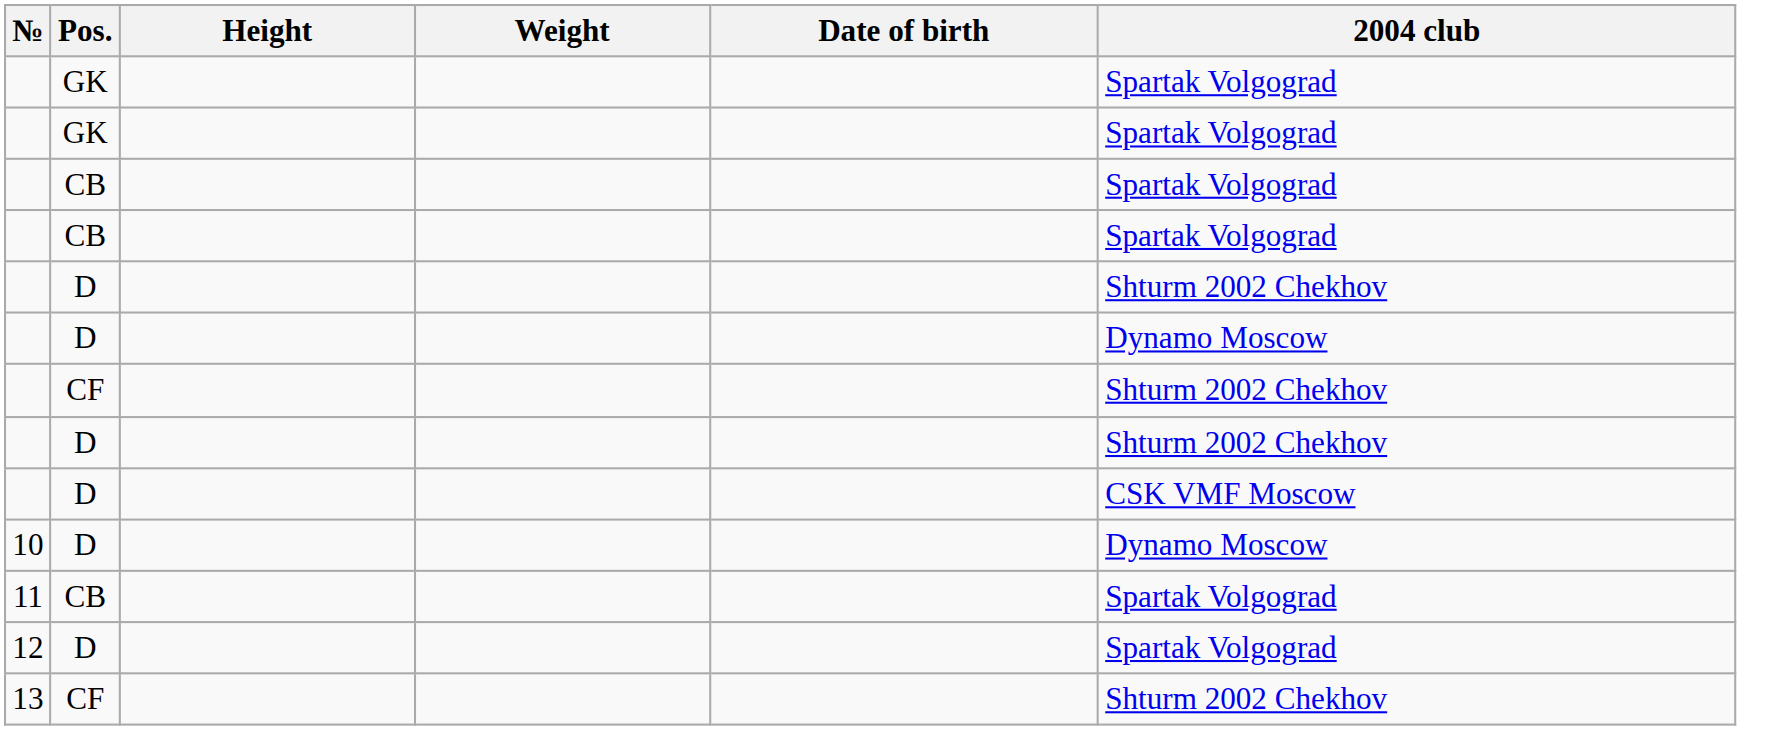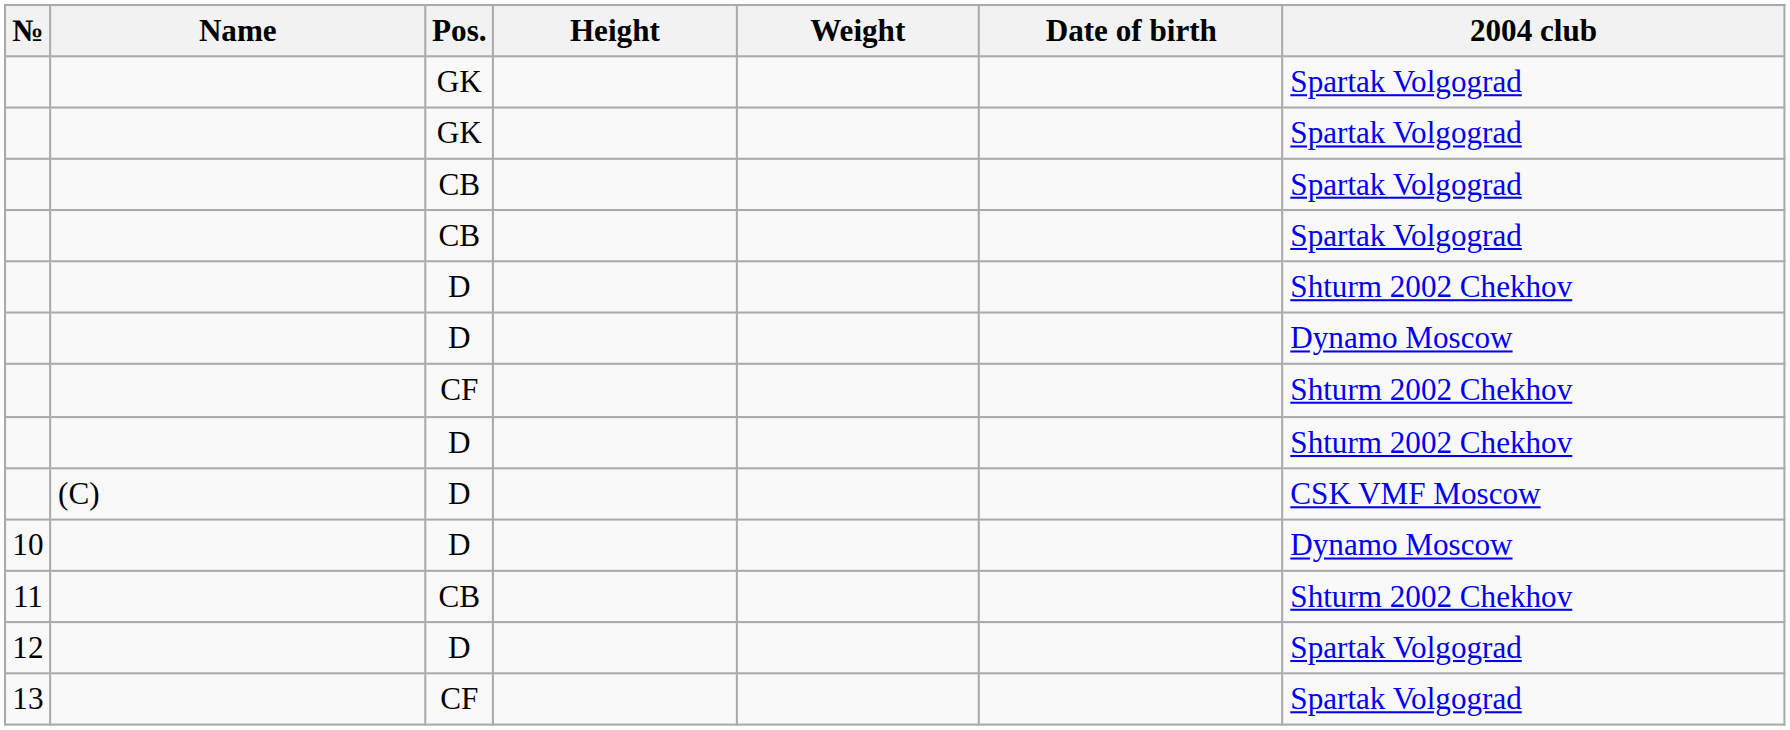+ column: (238, 30)
(1221, 595) Spartak Volgograd -> (1431, 595) Shturm 2002 Chekhov
(1246, 698) Shturm 2002 Chekhov -> (1406, 698) Spartak Volgograd
